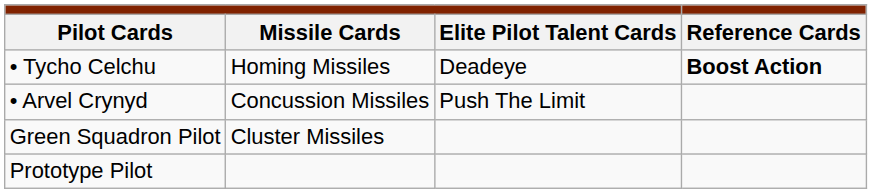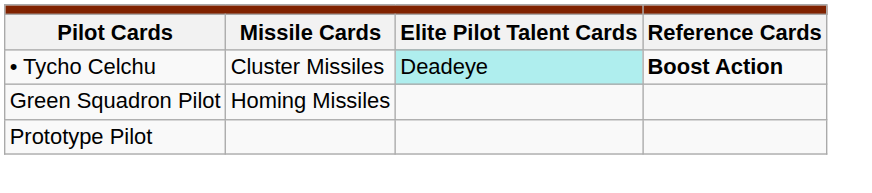(310, 66) Homing Missiles -> (307, 66) Cluster Missiles
(483, 66) no background -> (444, 66) paleturquoise background
- row: (79, 101)
(307, 136) Cluster Missiles -> (310, 101) Homing Missiles
